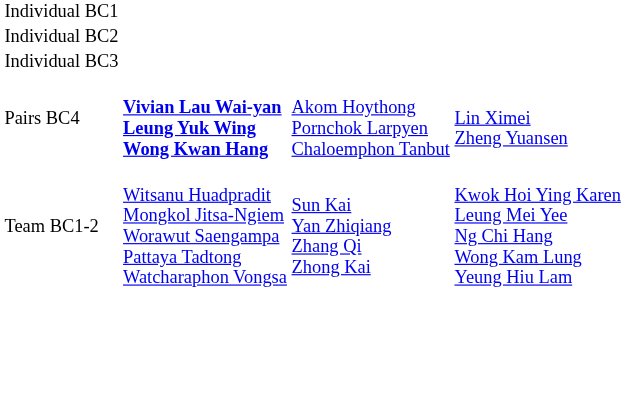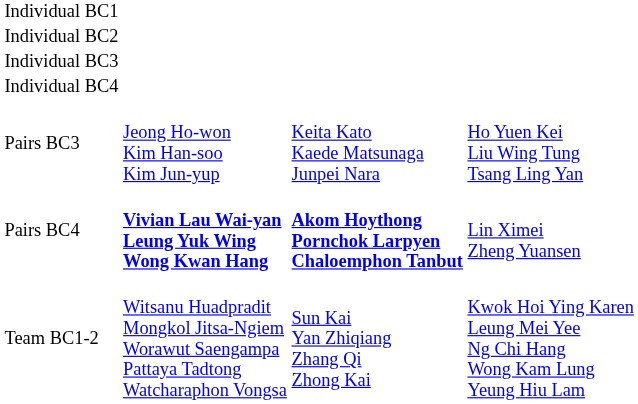+ row: (61, 86)
+ row: (42, 142)
(371, 128) normal -> (377, 240) bold
